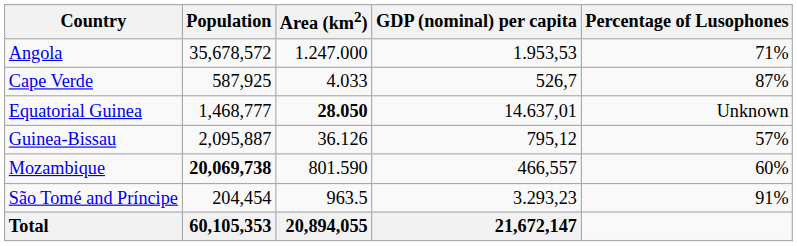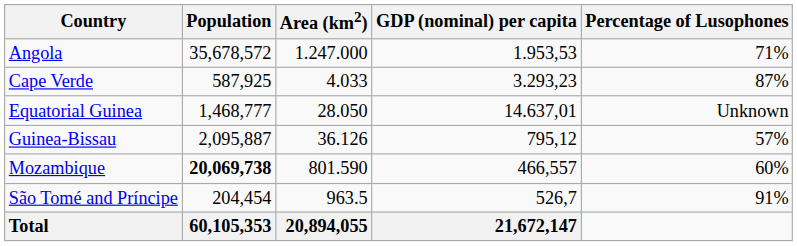(556, 81) 526,7 -> (545, 81) 3.293,23
(343, 110) bold -> (343, 110) normal
(545, 197) 3.293,23 -> (556, 197) 526,7
